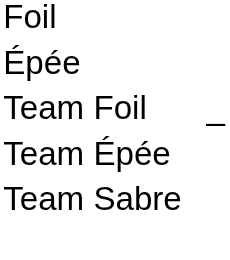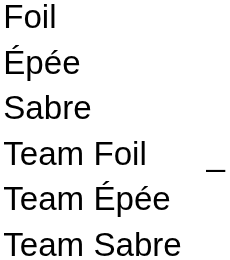+ row: (47, 108)
